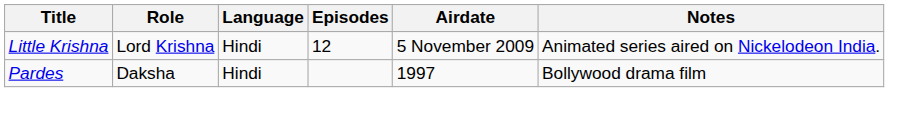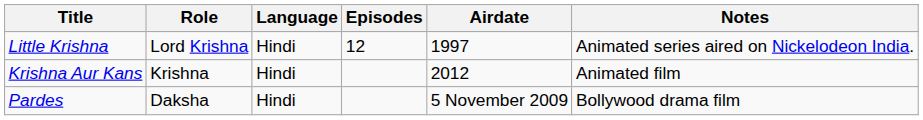(465, 45) 5 November 2009 -> (450, 45) 1997
+ row: (75, 73)
(416, 73) 1997 -> (499, 100) 5 November 2009
